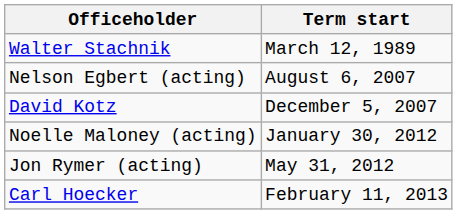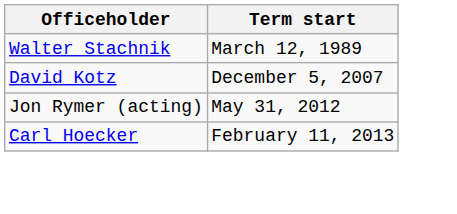- row: (127, 78)
- row: (133, 136)
